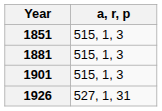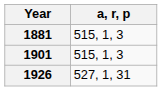- row: (38, 34)
